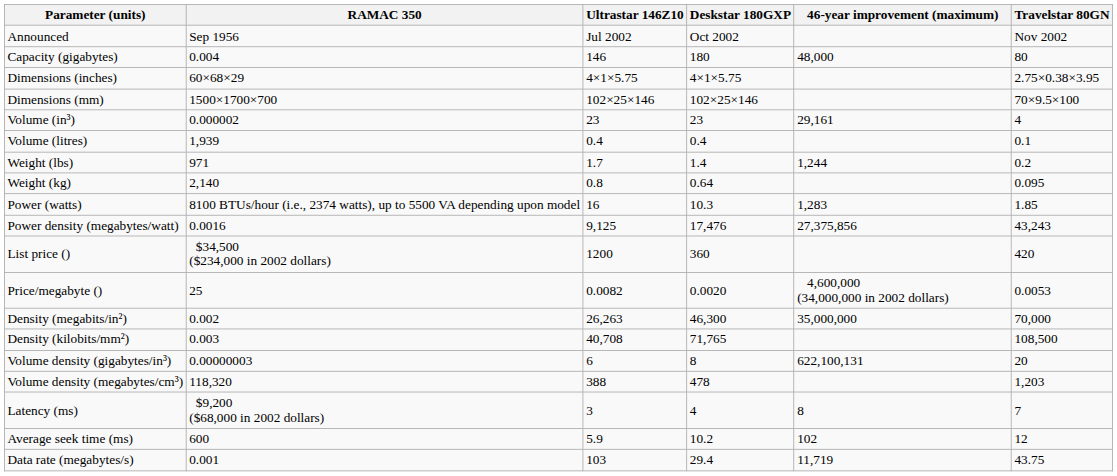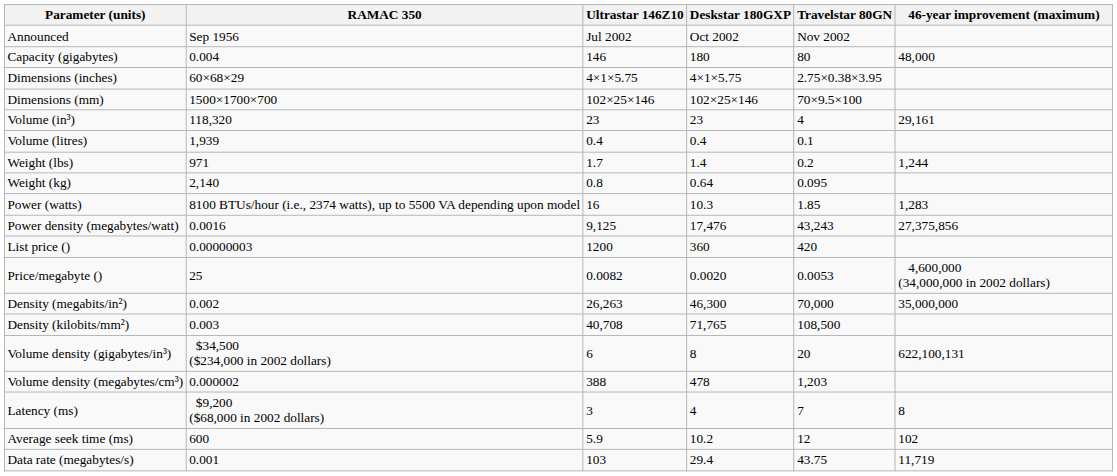columns swapped: (1062, 15) <-> (903, 15)
(214, 120) 0.000002 -> (211, 120) 118,320
(260, 254) $34,500 ($234,000 in 2002 dollars) -> (221, 246) 0.00000003
(221, 360) 0.00000003 -> (260, 353) $34,500 ($234,000 in 2002 dollars)
(211, 381) 118,320 -> (214, 381) 0.000002
